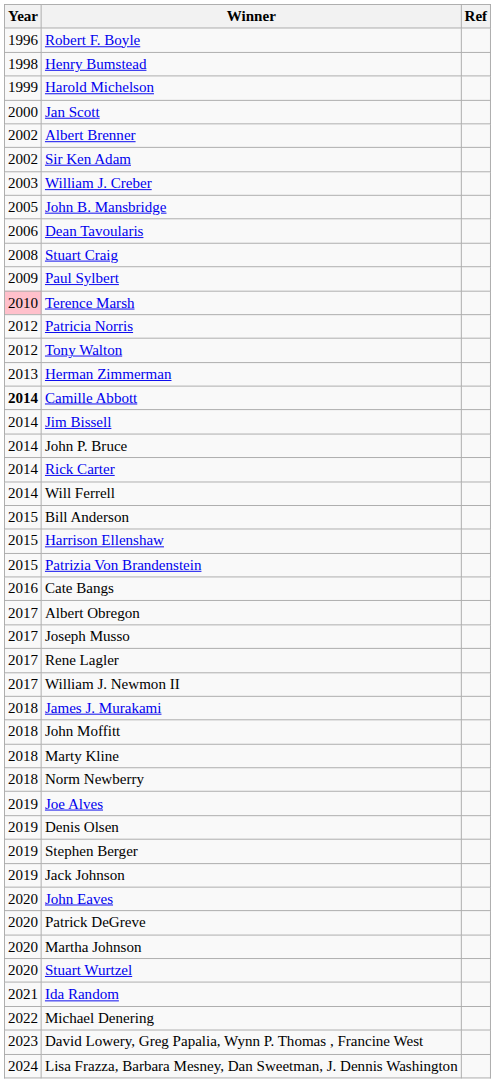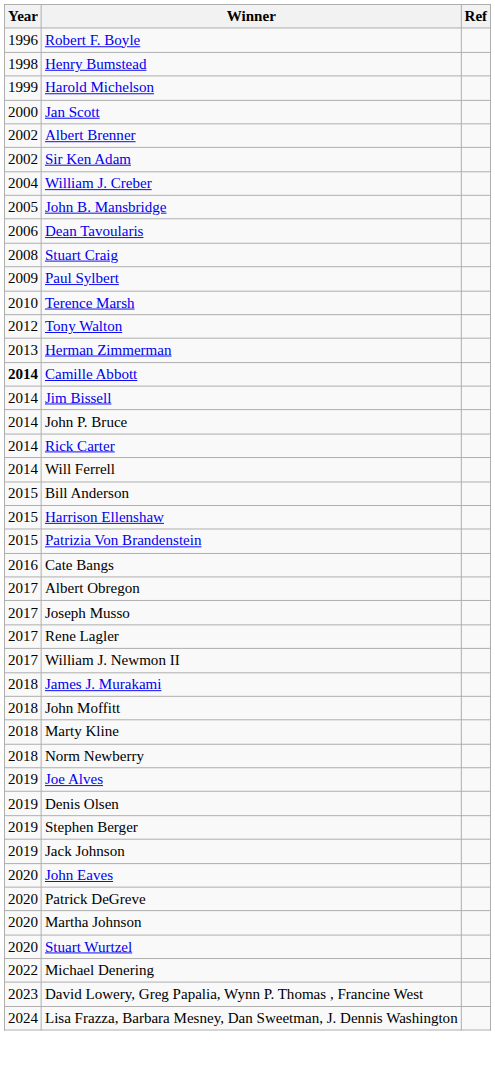(23, 183) 2003 -> (23, 183) 2004
(23, 302) pink background -> (23, 302) no background
- row: (89, 326)
- row: (82, 994)
